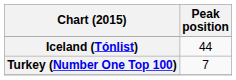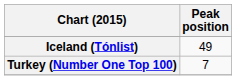(206, 46) 44 -> (206, 46) 49
